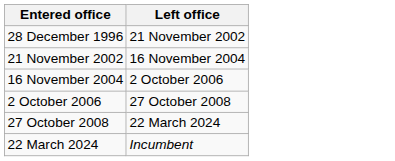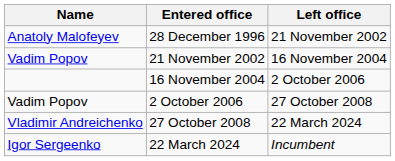+ column: (75, 15)
